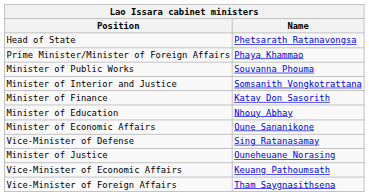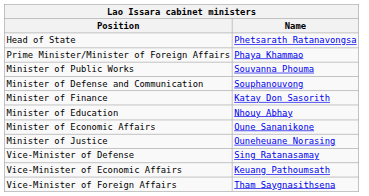+ row: (105, 84)
- row: (92, 84)
rows swapped: (57, 156) <-> (70, 141)
